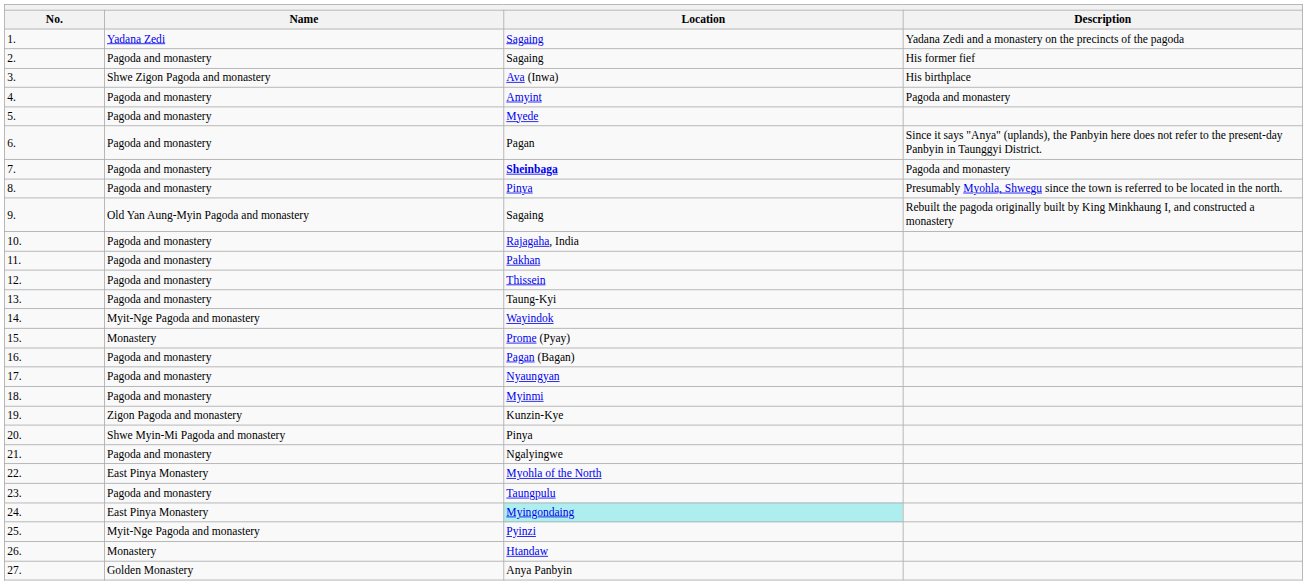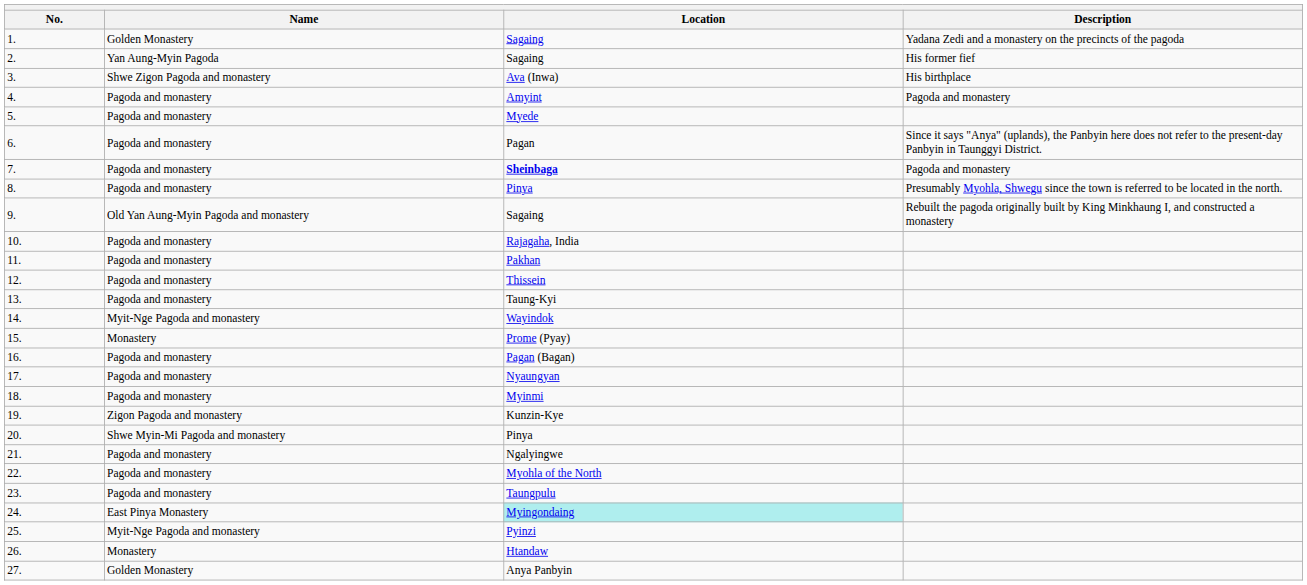(136, 38) Yadana Zedi -> (150, 38) Golden Monastery
(159, 58) Pagoda and monastery -> (163, 58) Yan Aung-Myin Pagoda
(158, 473) East Pinya Monastery -> (159, 473) Pagoda and monastery
